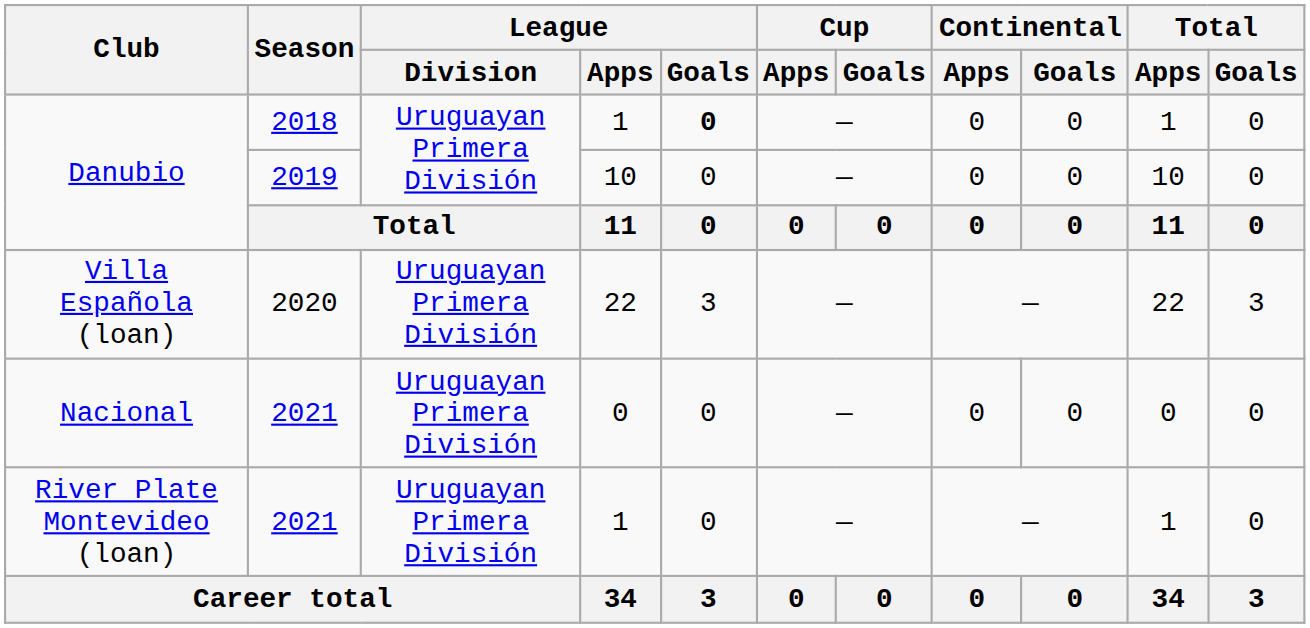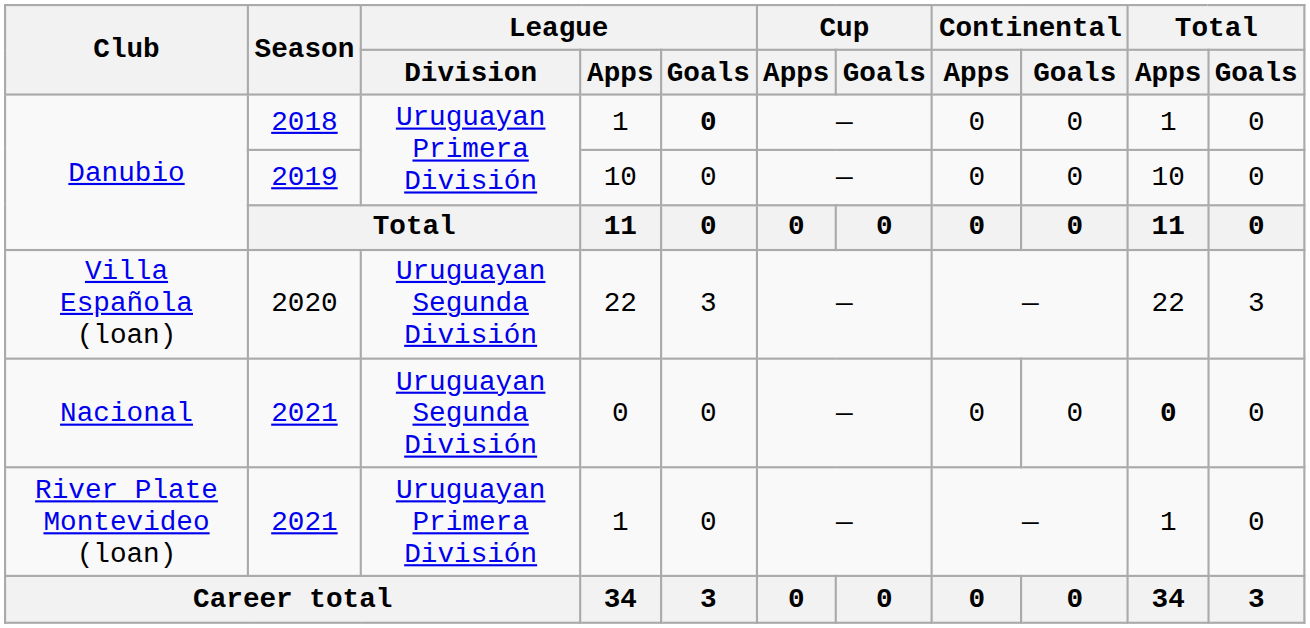(471, 304) Uruguayan Primera División -> (471, 304) Uruguayan Segunda División
(471, 413) Uruguayan Primera División -> (471, 413) Uruguayan Segunda División
(1168, 413) normal -> (1168, 413) bold
